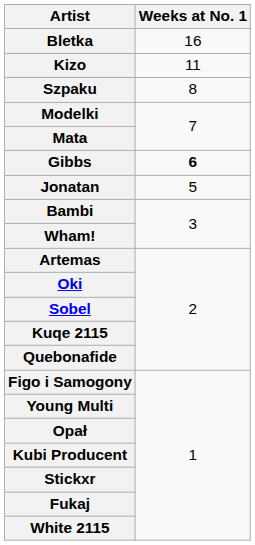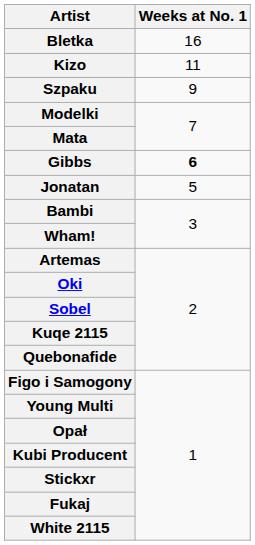(193, 89) 8 -> (193, 89) 9
